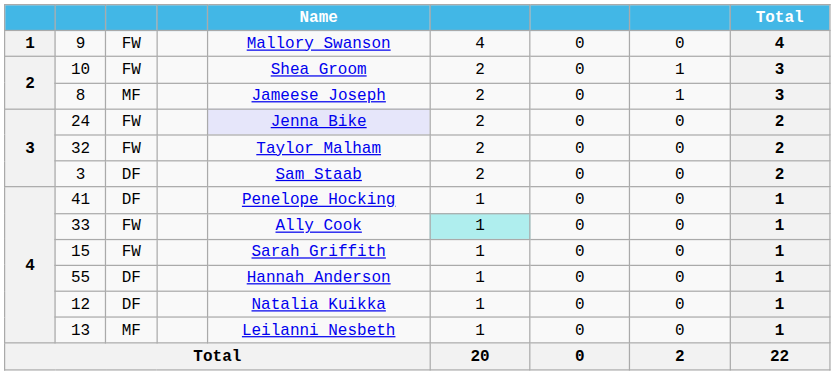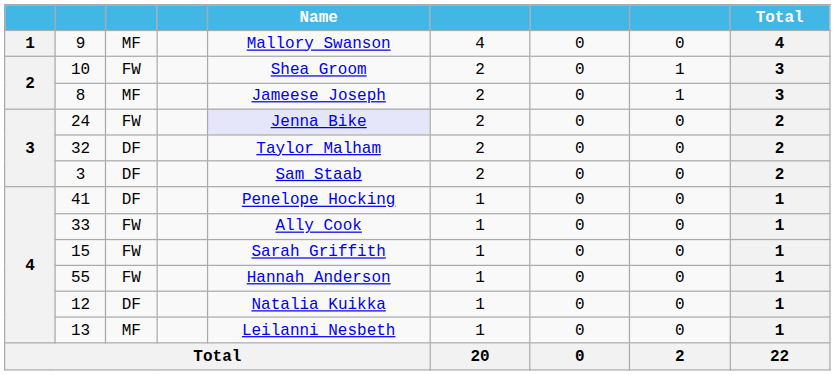(131, 44) FW -> (131, 44) MF
(131, 148) FW -> (131, 148) DF
(480, 226) paleturquoise background -> (480, 226) no background
(131, 278) DF -> (131, 278) FW
